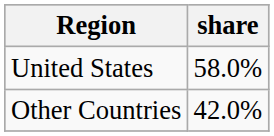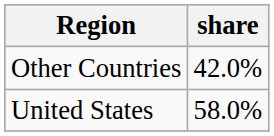rows swapped: (82, 67) <-> (96, 109)
